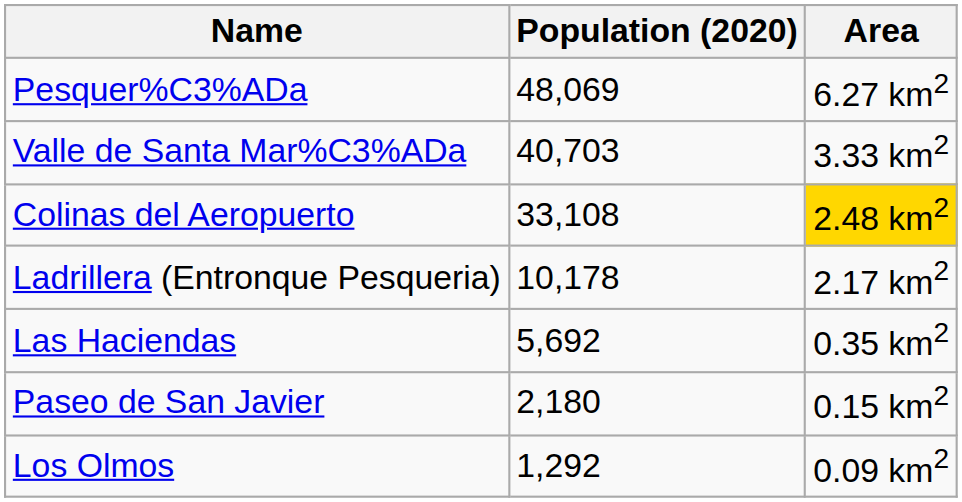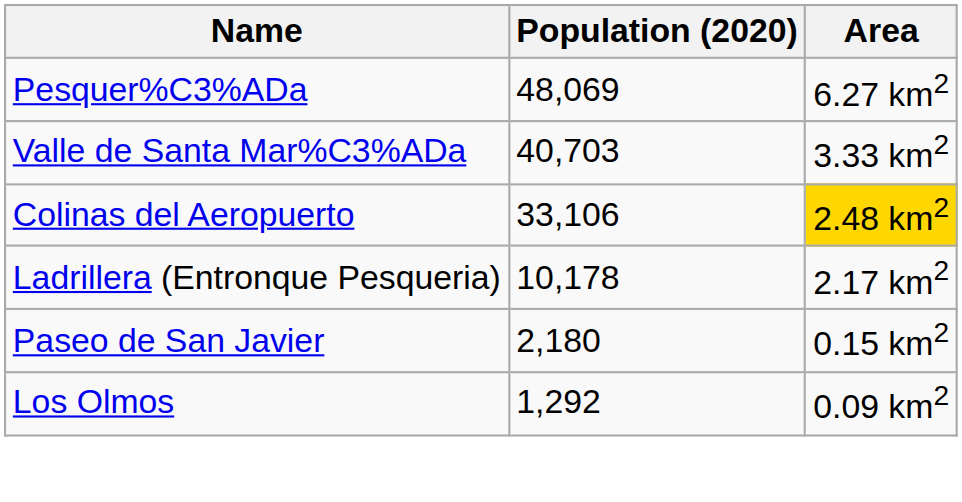(568, 214) 33,108 -> (568, 214) 33,106
- row: (125, 340)
